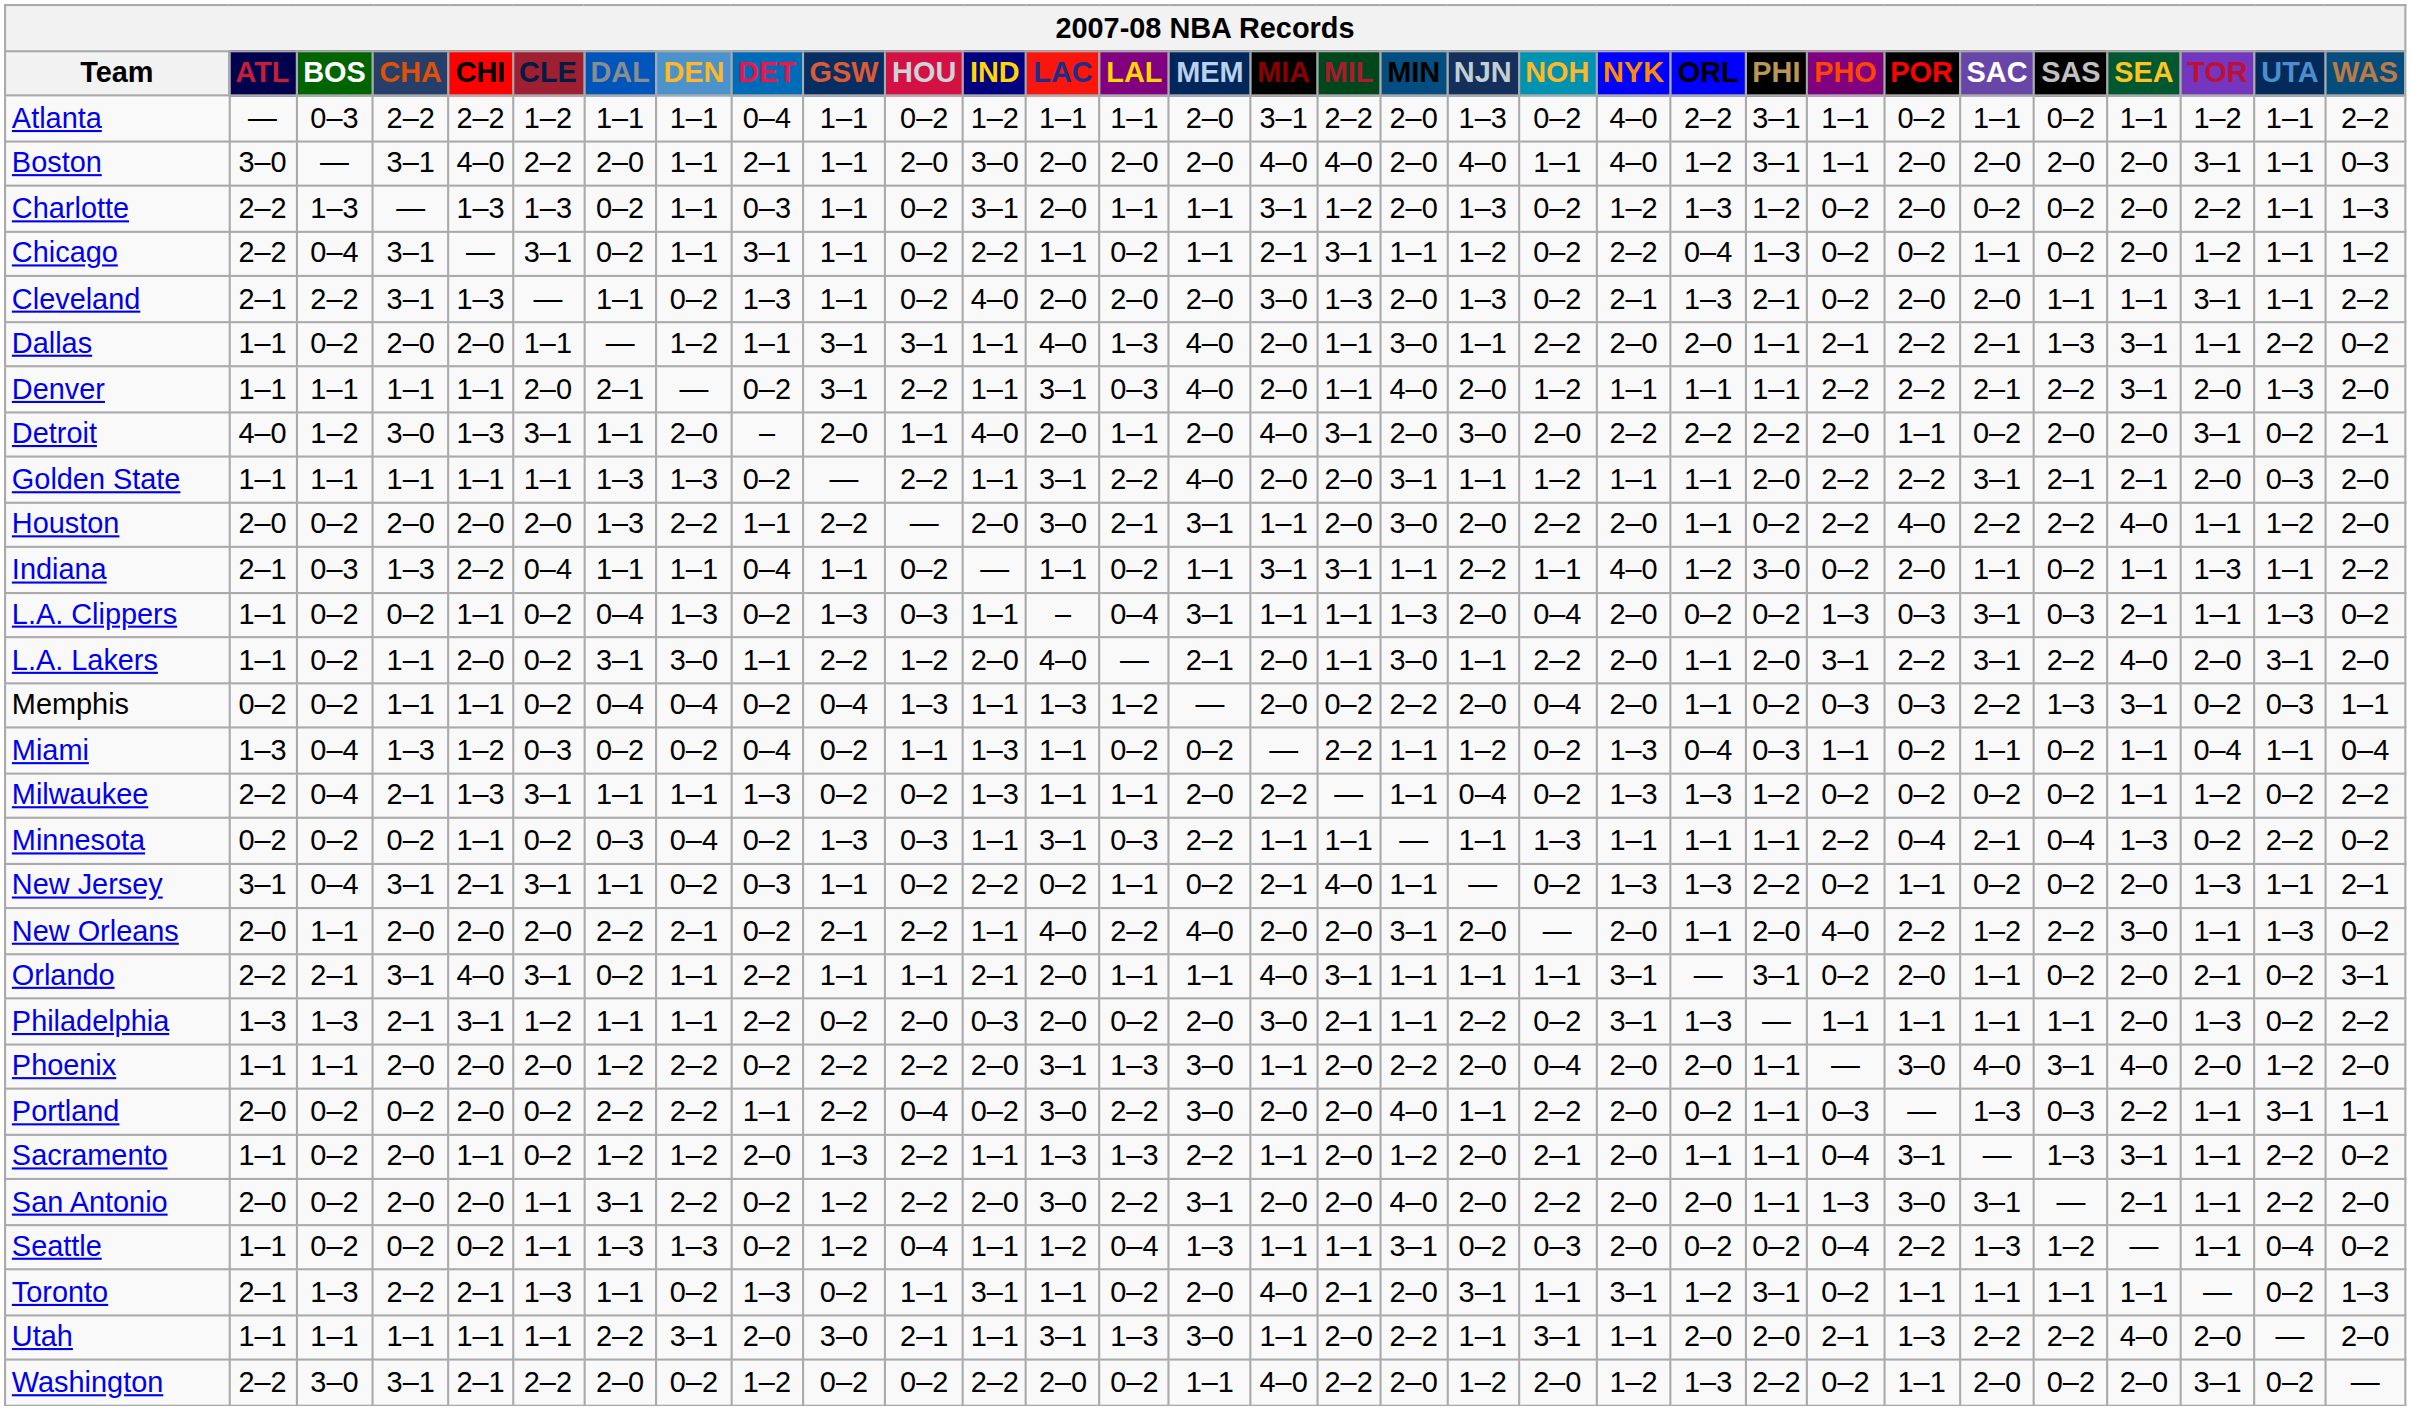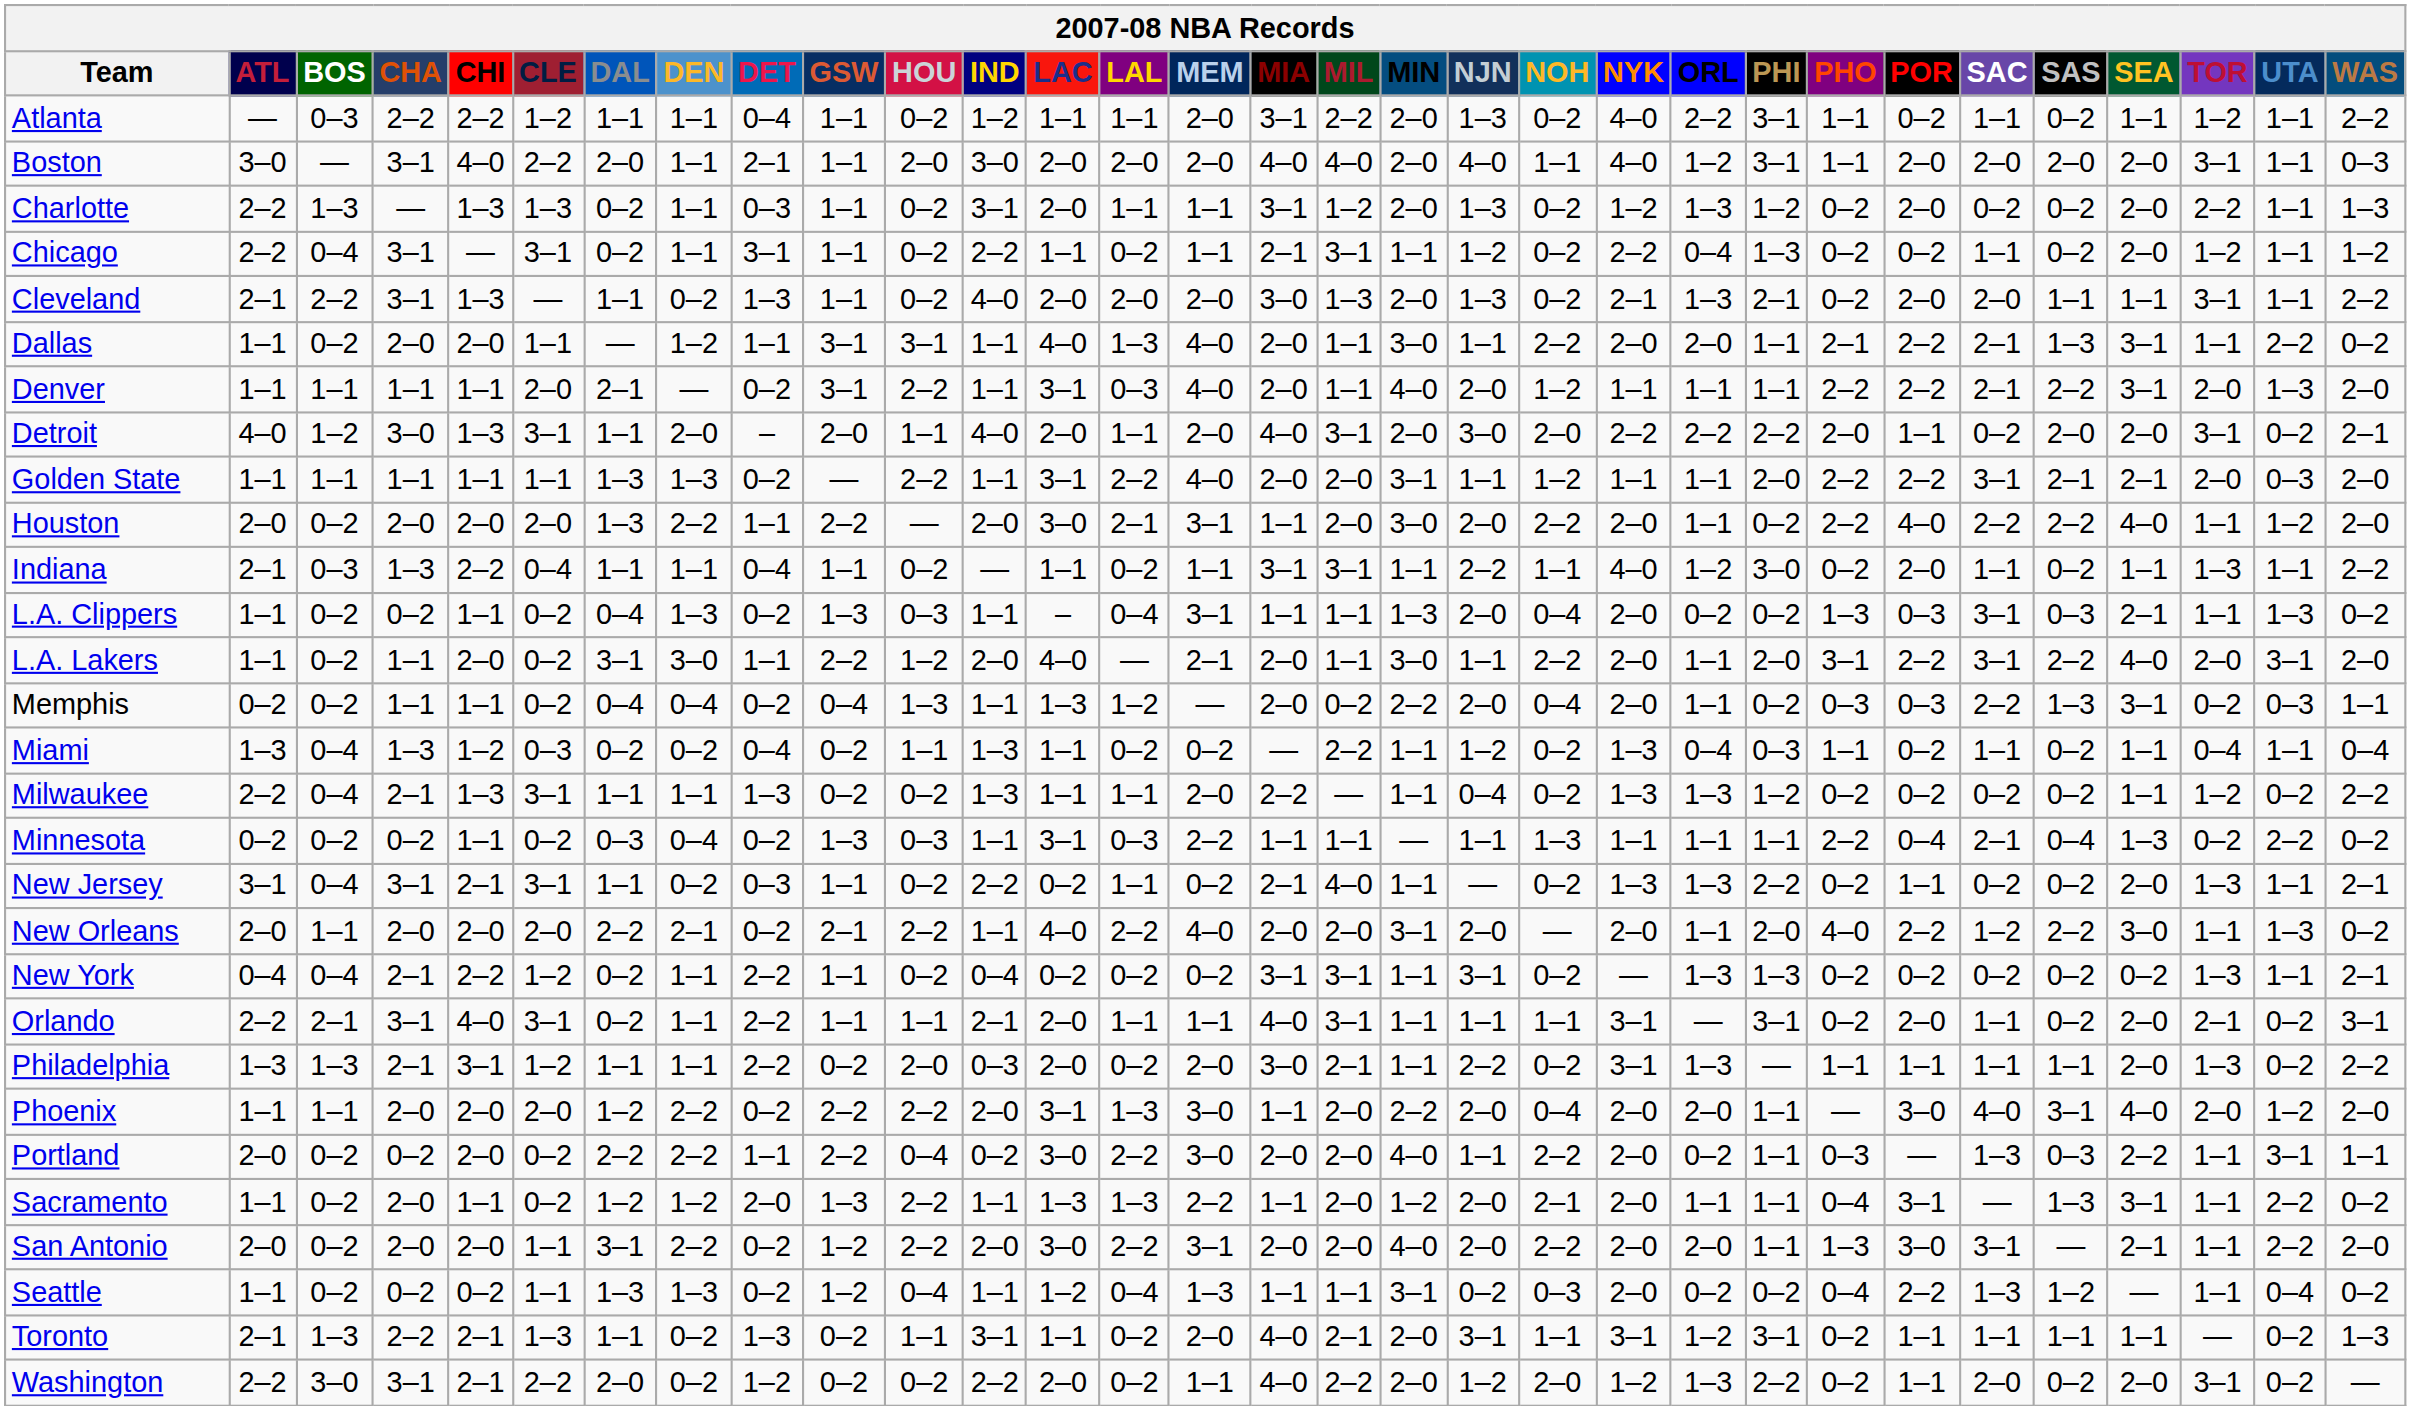+ row: (73, 976)
- row: (42, 1337)
